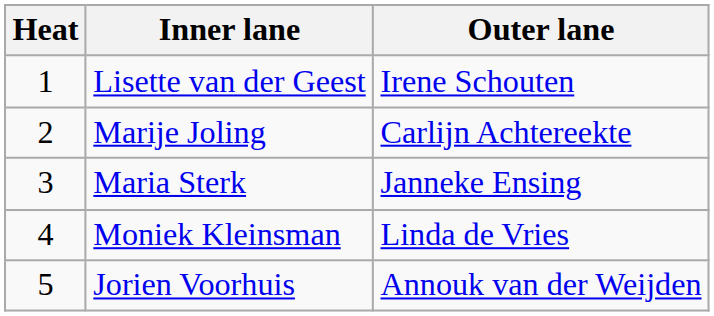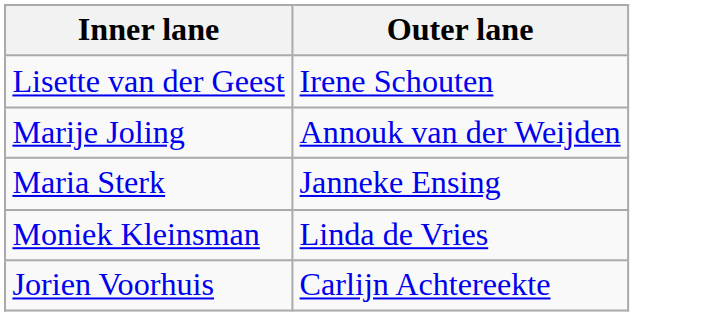- column: (45, 30)
(506, 132) Carlijn Achtereekte -> (460, 132) Annouk van der Weijden
(541, 285) Annouk van der Weijden -> (425, 285) Carlijn Achtereekte
